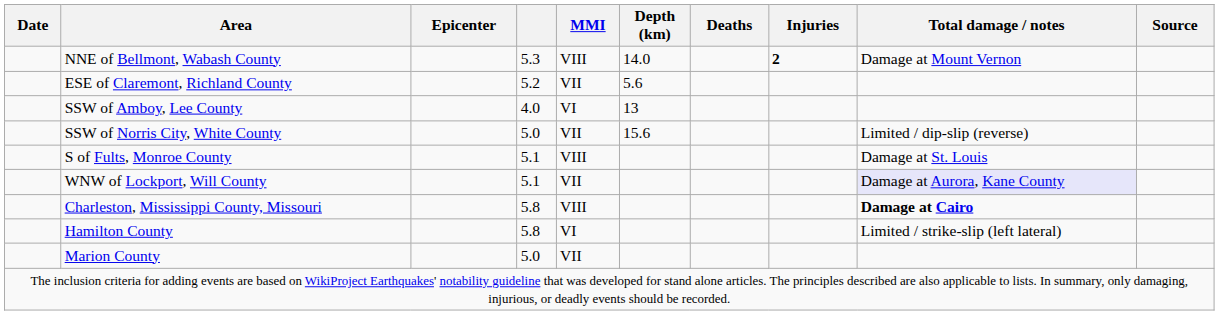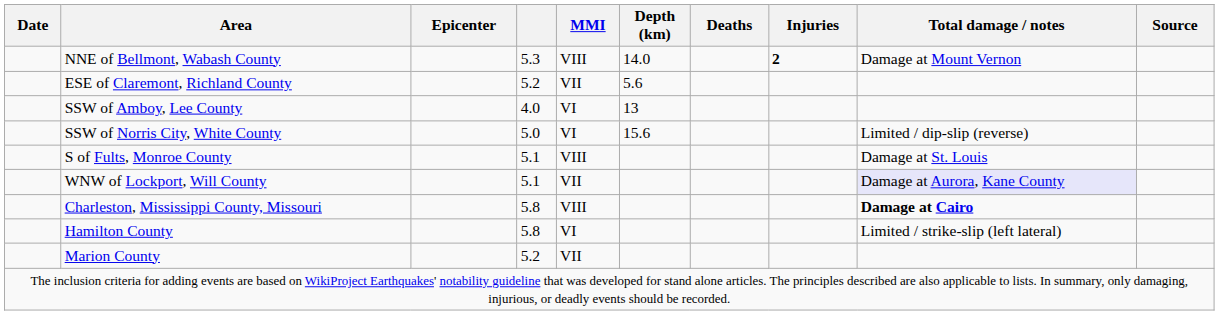(571, 132) VII -> (568, 132) VI
(530, 255) 5.0 -> (530, 255) 5.2
